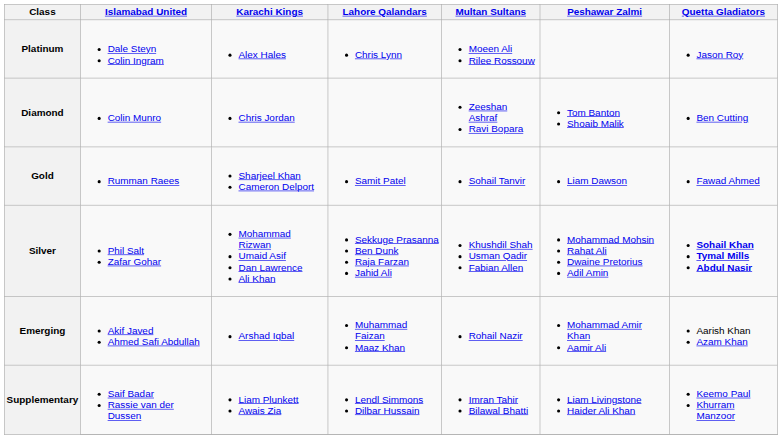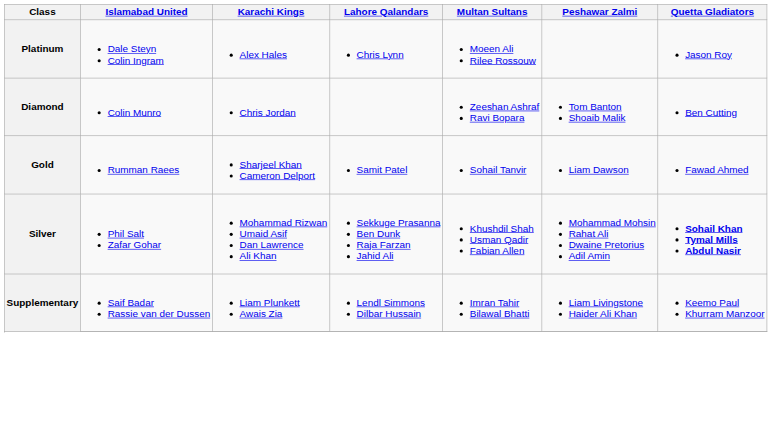- row: (42, 330)
